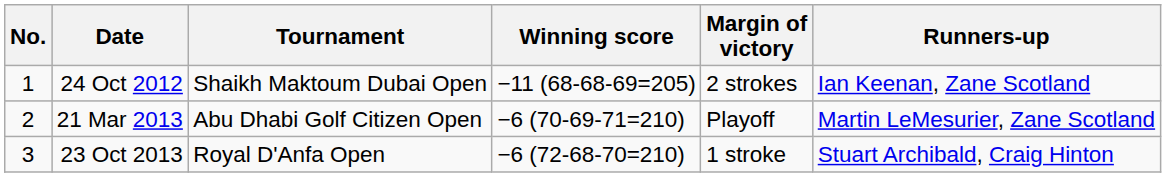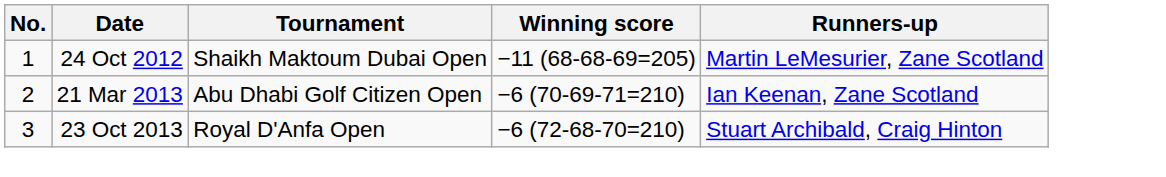- column: (757, 35)
(954, 84) Ian Keenan, Zane Scotland -> (875, 58) Martin LeMesurier, Zane Scotland
(986, 119) Martin LeMesurier, Zane Scotland -> (842, 94) Ian Keenan, Zane Scotland
